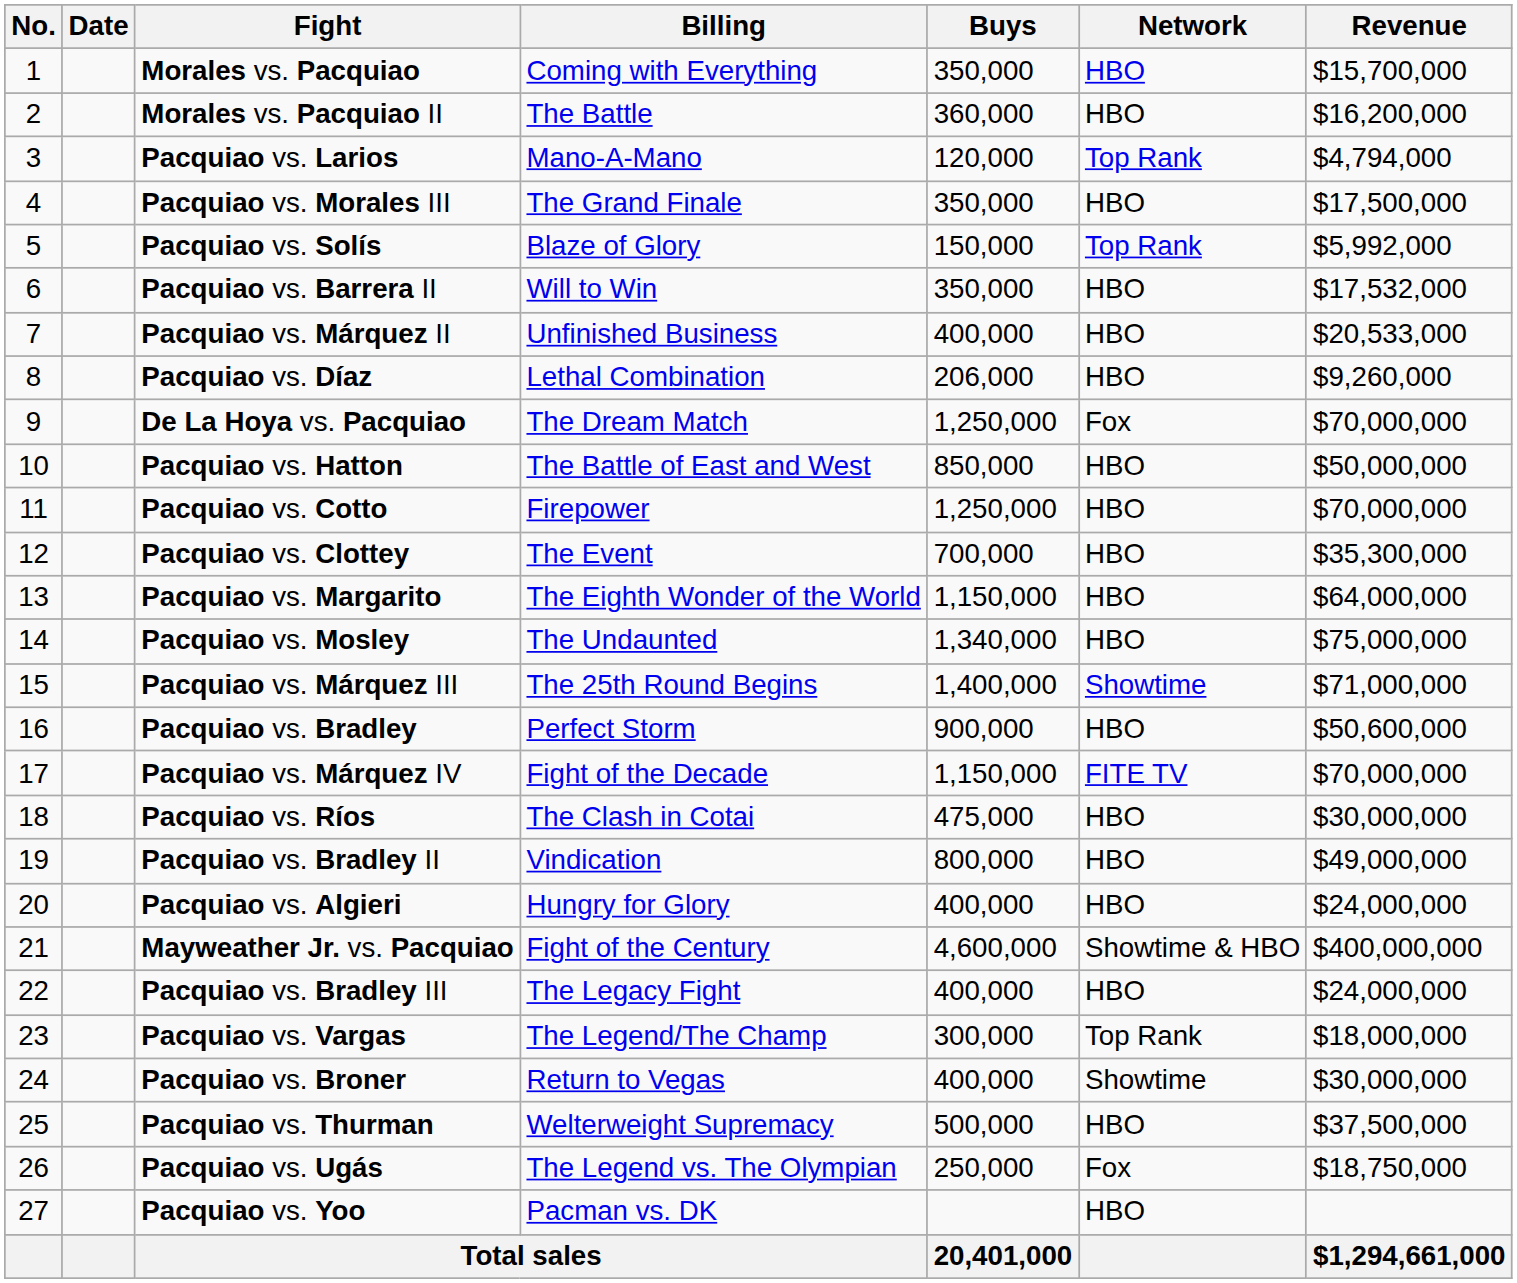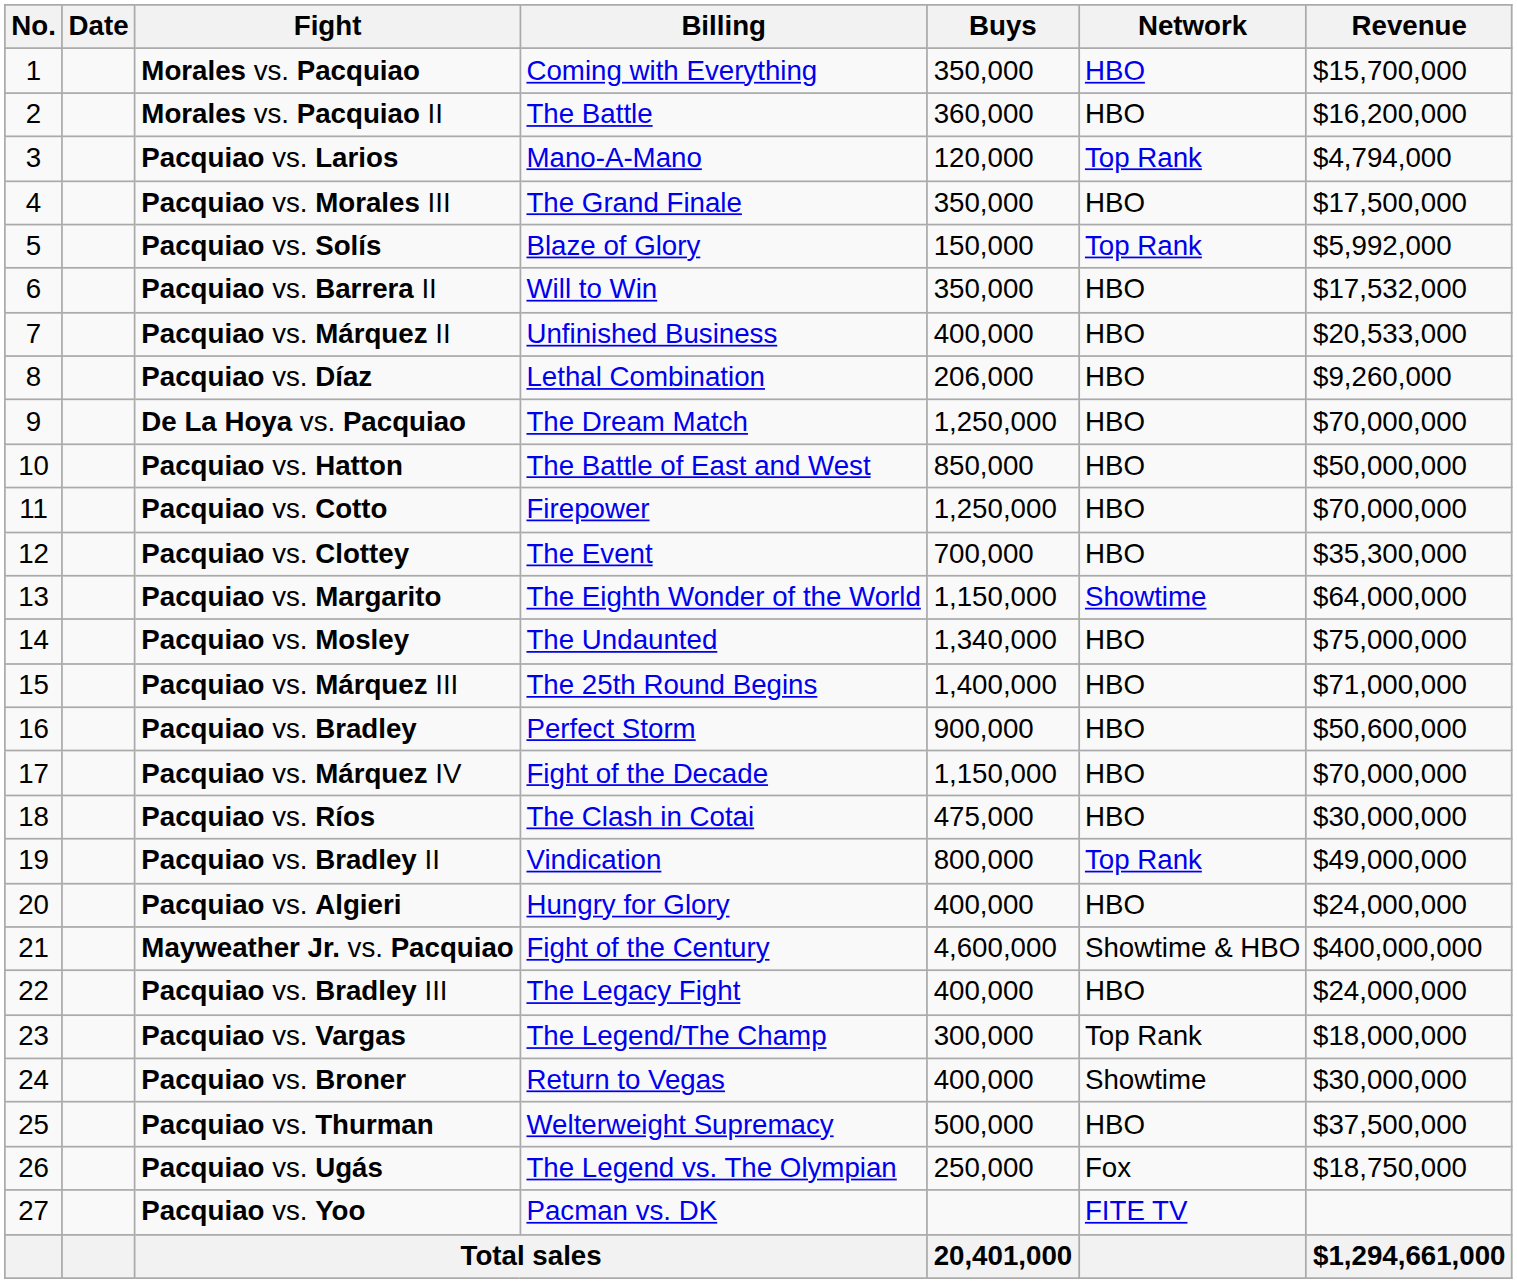(1108, 421) Fox -> (1115, 421) HBO
(1115, 597) HBO -> (1146, 597) Showtime
(1146, 684) Showtime -> (1115, 684) HBO
(1136, 772) FITE TV -> (1115, 772) HBO
(1115, 860) HBO -> (1143, 860) Top Rank
(1115, 1211) HBO -> (1136, 1211) FITE TV
